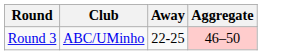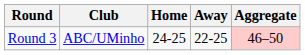+ column: (169, 15)
